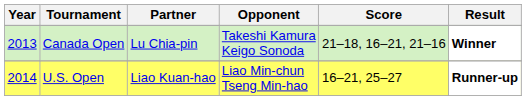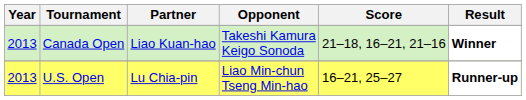(164, 43) Lu Chia-pin -> (173, 43) Liao Kuan-hao
(22, 78) 2014 -> (22, 78) 2013
(173, 78) Liao Kuan-hao -> (164, 78) Lu Chia-pin
